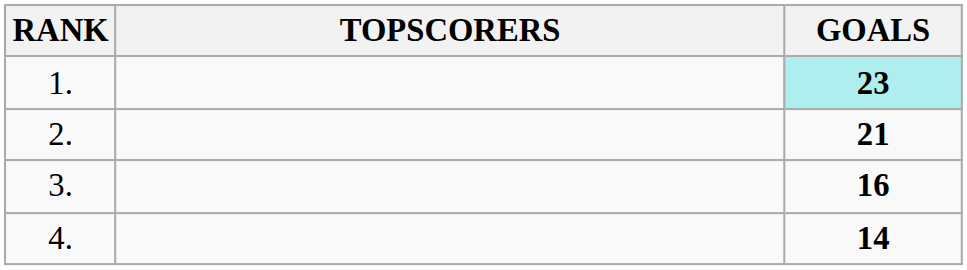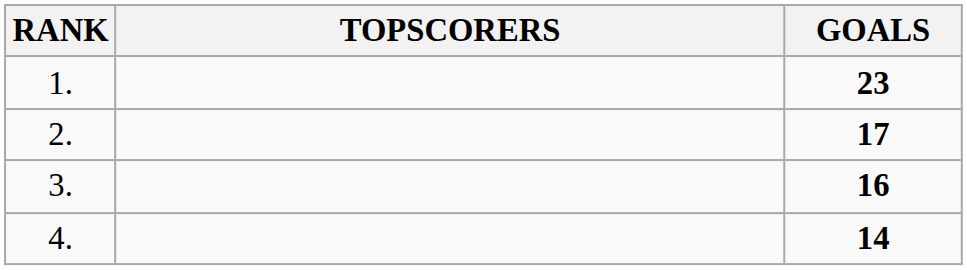(873, 82) paleturquoise background -> (873, 82) no background
(873, 133) 21 -> (873, 133) 17
